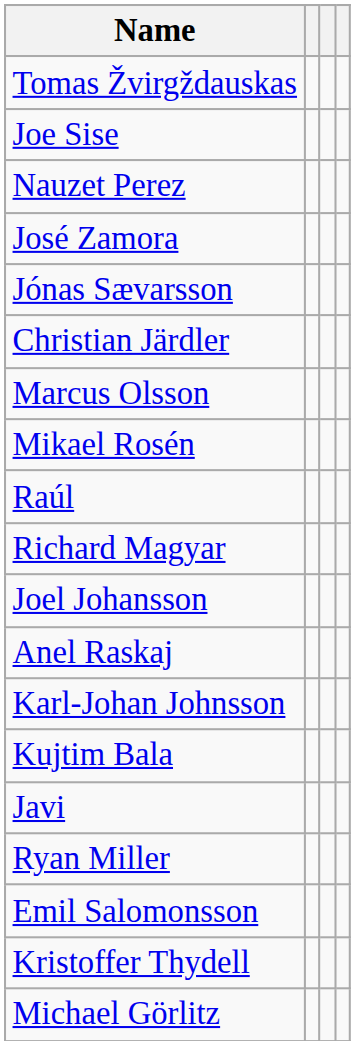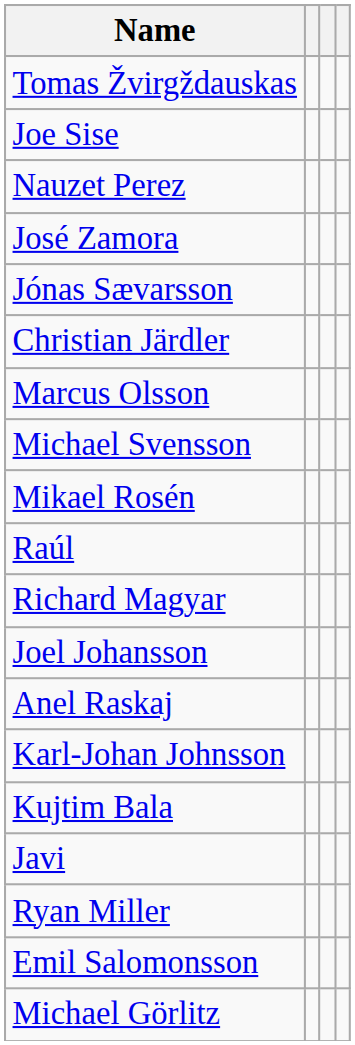+ row: (132, 444)
- row: (131, 962)
